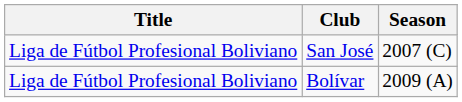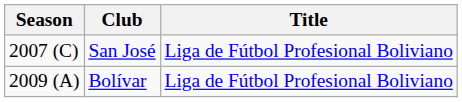columns swapped: (418, 19) <-> (153, 19)
